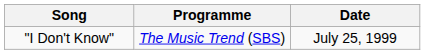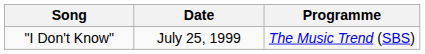columns swapped: (212, 15) <-> (355, 15)
